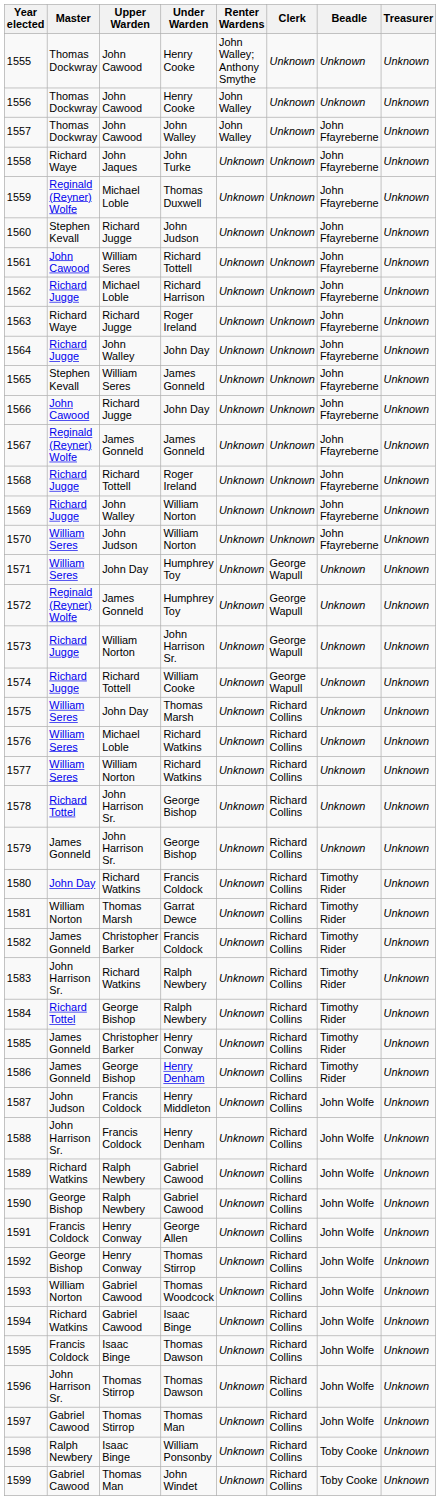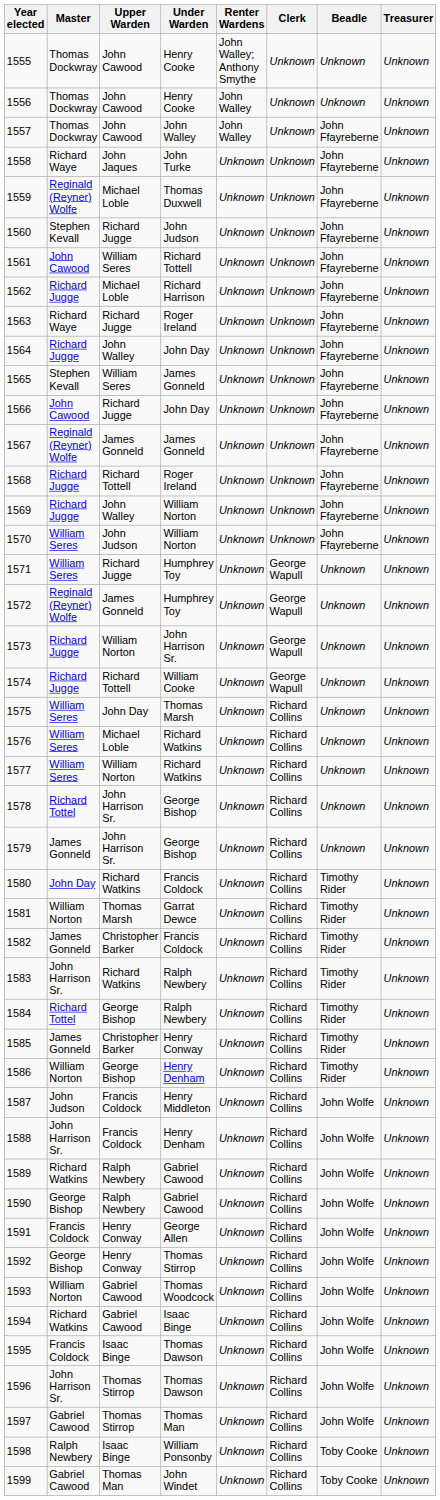(125, 569) John Day -> (121, 569) Richard Jugge
(70, 1073) James Gonneld -> (67, 1073) William Norton
